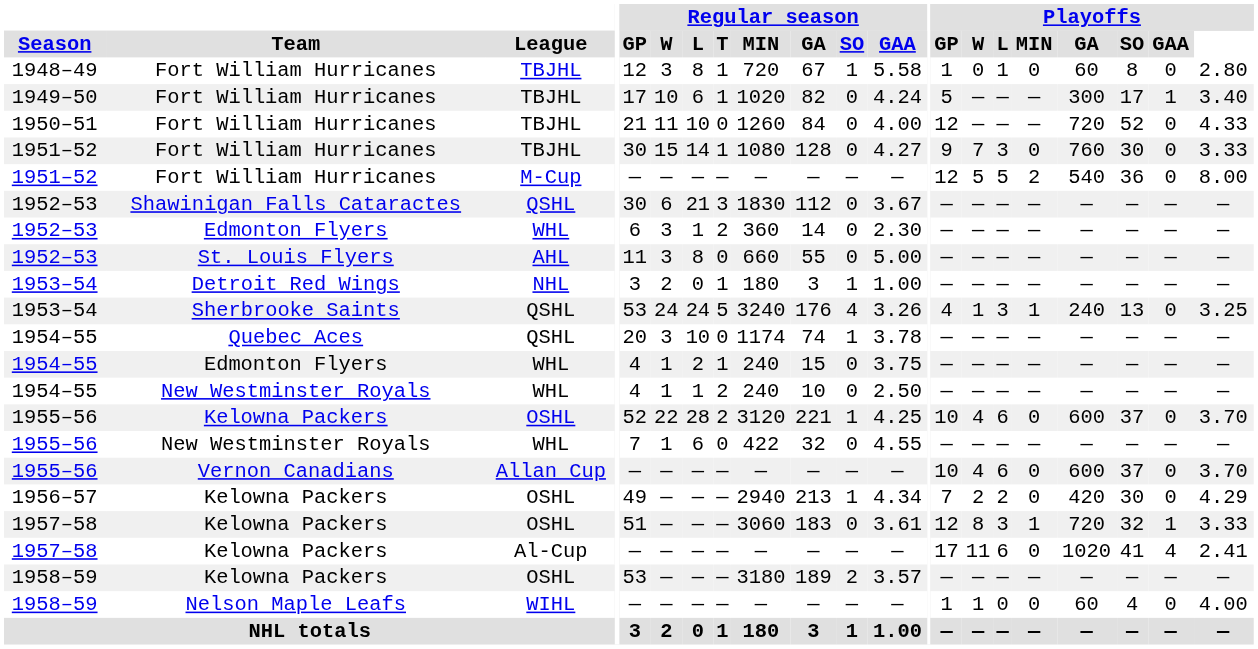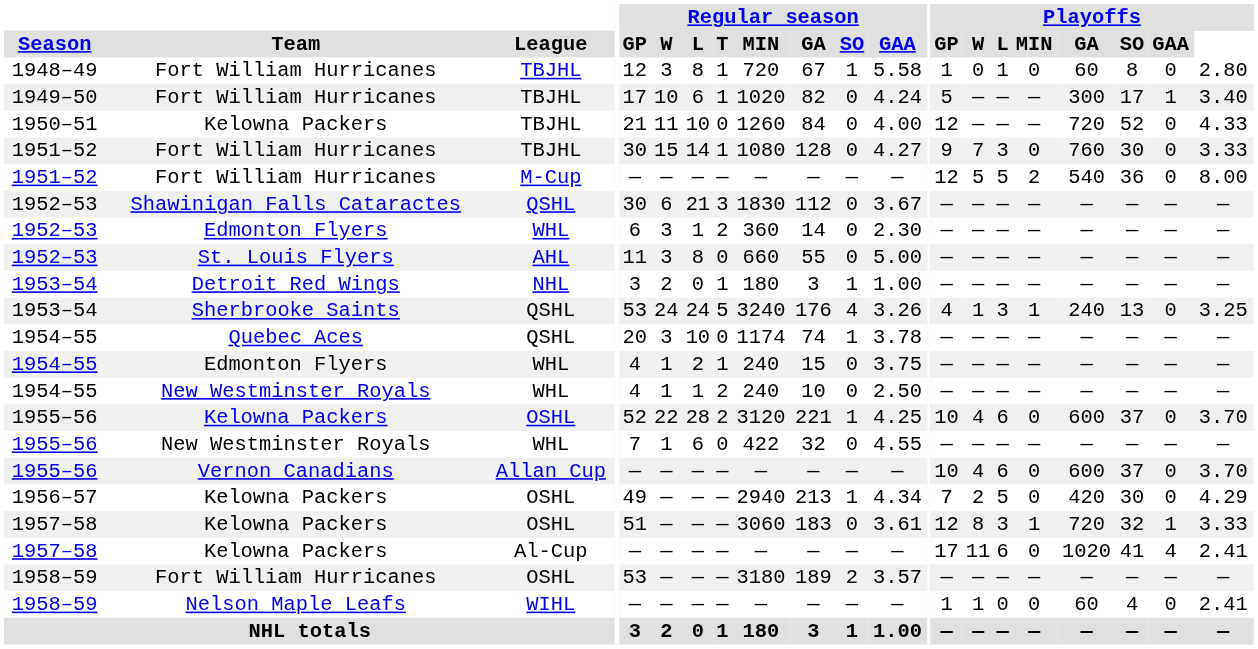(296, 124) Fort William Hurricanes -> (296, 124) Kelowna Packers
(1003, 498) 2 -> (1003, 498) 5
(296, 578) Kelowna Packers -> (296, 578) Fort William Hurricanes
(1223, 605) 4.00 -> (1223, 605) 2.41
